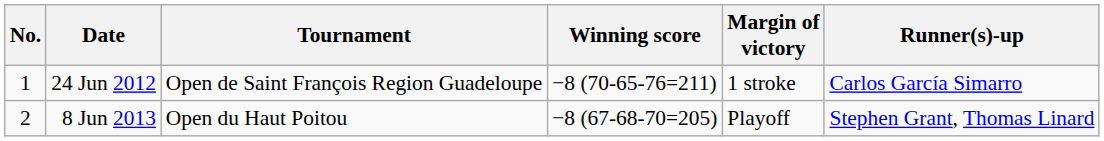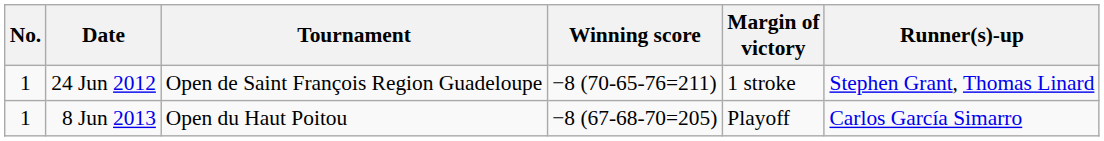(926, 83) Carlos García Simarro -> (962, 83) Stephen Grant, Thomas Linard
(25, 118) 2 -> (25, 118) 1
(962, 118) Stephen Grant, Thomas Linard -> (926, 118) Carlos García Simarro
